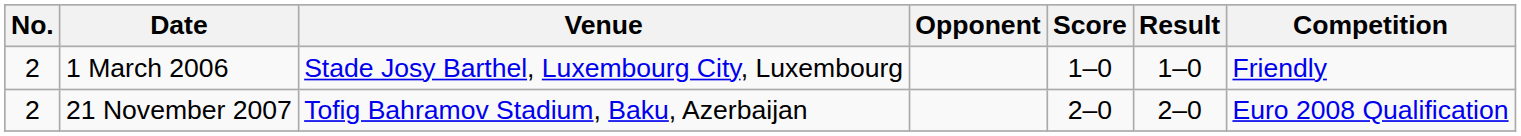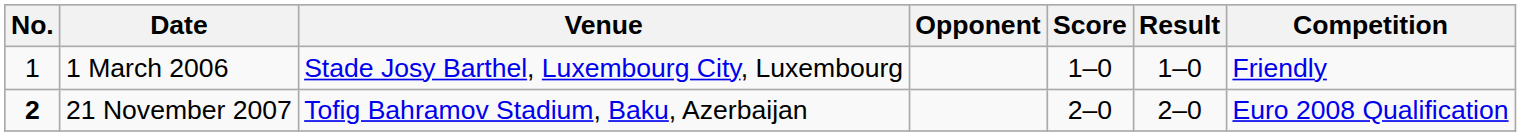(32, 67) 2 -> (32, 67) 1
(32, 109) normal -> (32, 109) bold
